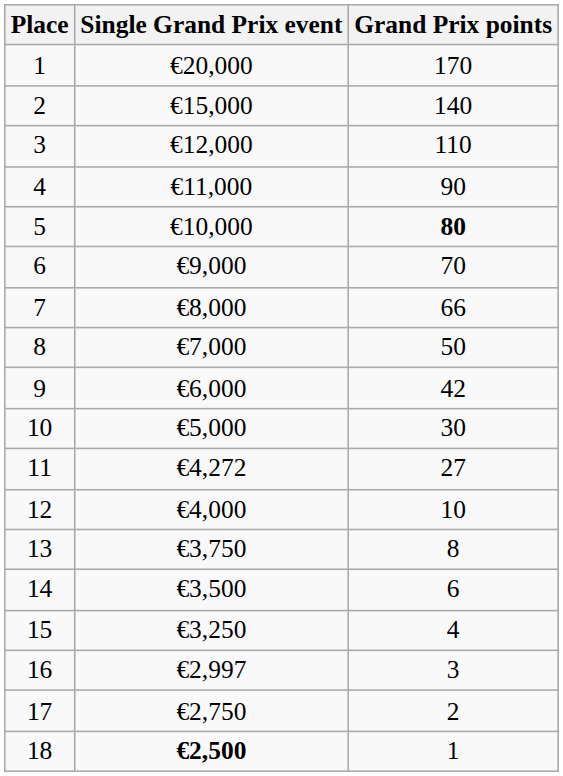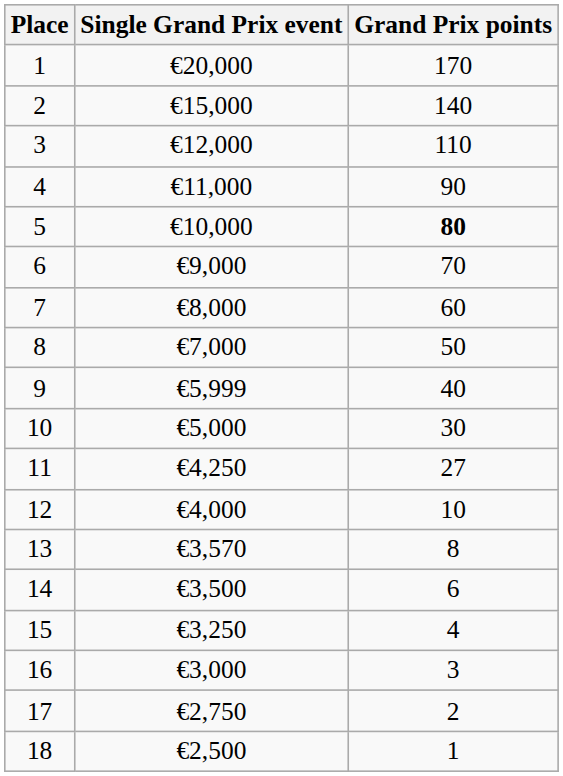(453, 307) 66 -> (453, 307) 60
(211, 387) €6,000 -> (211, 387) €5,999
(453, 387) 42 -> (453, 387) 40
(211, 468) €4,272 -> (211, 468) €4,250
(211, 549) €3,750 -> (211, 549) €3,570
(211, 670) €2,997 -> (211, 670) €3,000
(211, 750) bold -> (211, 750) normal
